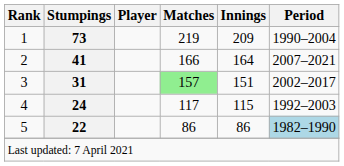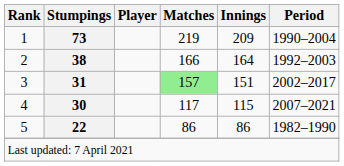(79, 60) 41 -> (79, 60) 38
(304, 60) 2007–2021 -> (304, 60) 1992–2003
(79, 104) 24 -> (79, 104) 30
(304, 104) 1992–2003 -> (304, 104) 2007–2021
(304, 127) lightblue background -> (304, 127) no background
